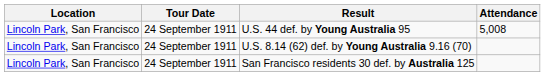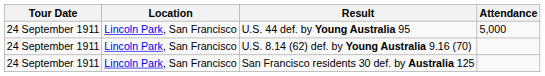columns swapped: (190, 13) <-> (73, 13)
(493, 30) 5,008 -> (493, 30) 5,000
